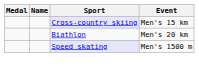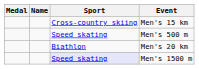(94, 22) lavender background -> (94, 22) no background
+ row: (164, 34)
